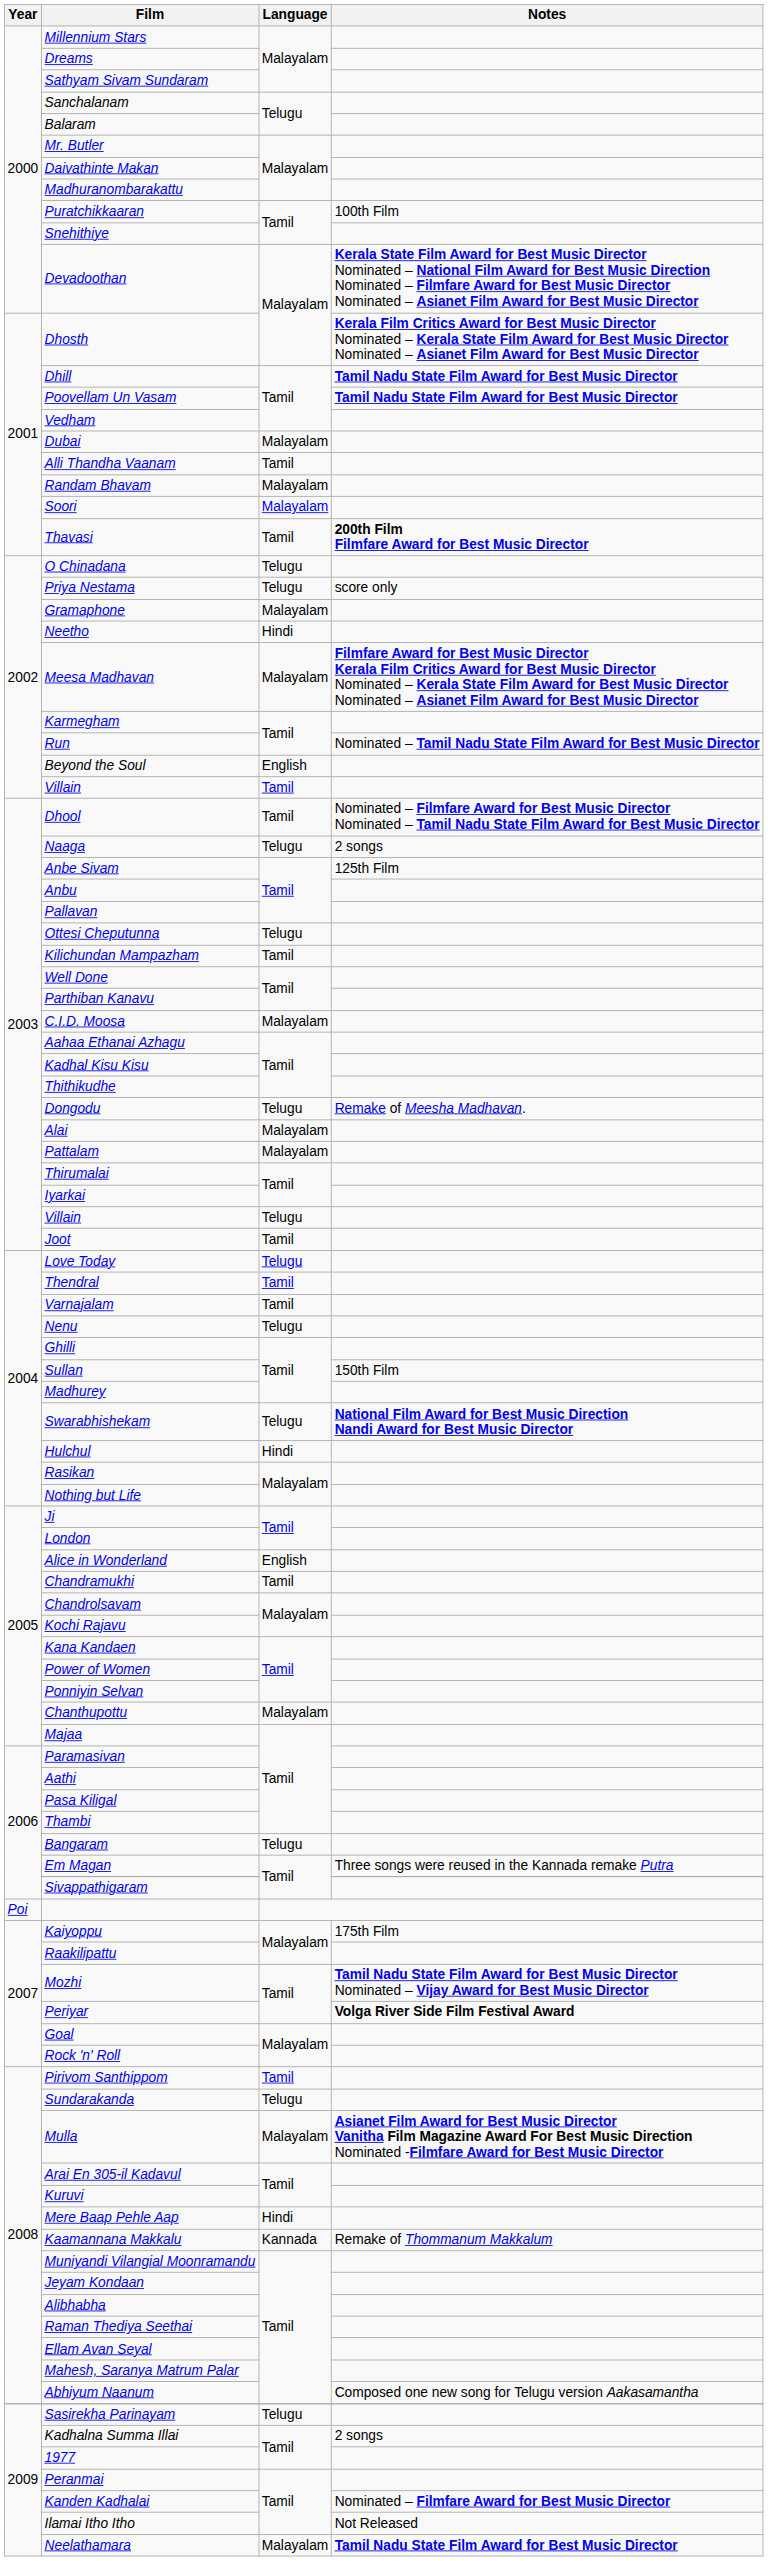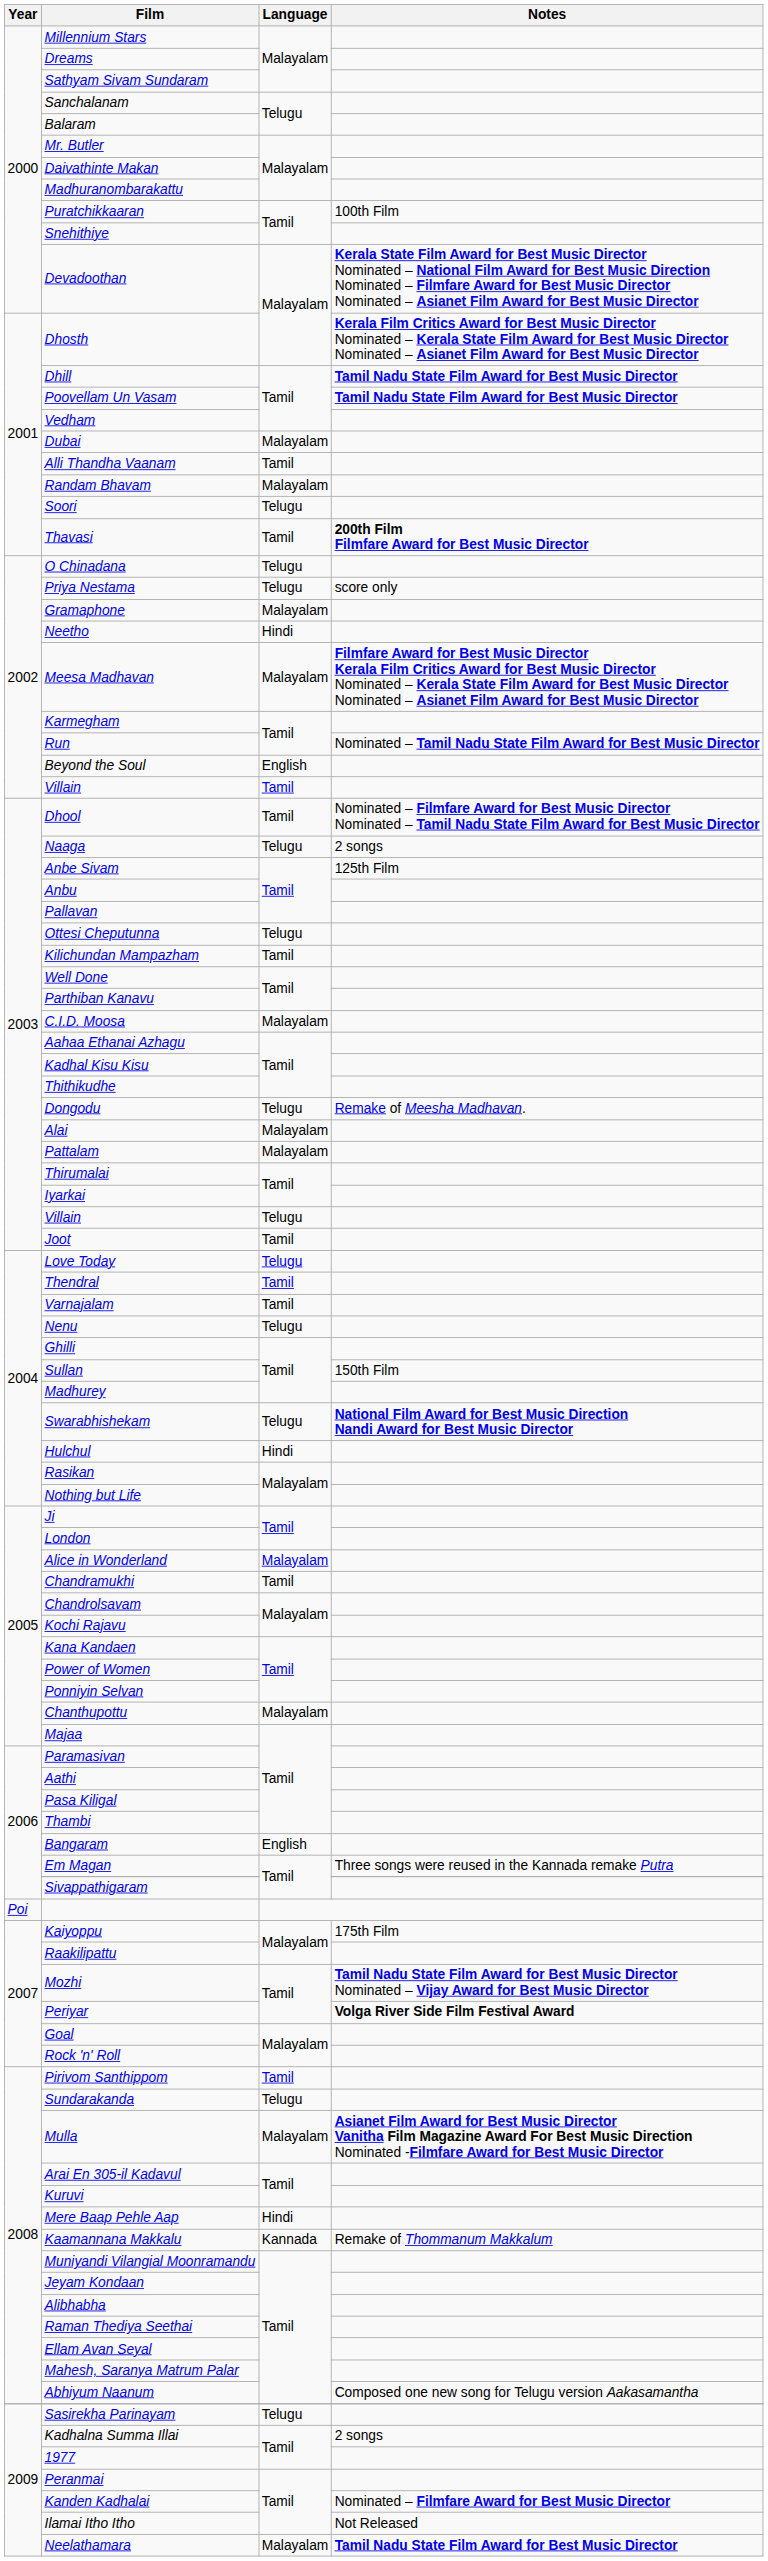(295, 507) Malayalam -> (282, 507) Telugu
(284, 1560) English -> (295, 1560) Malayalam
(282, 1844) Telugu -> (284, 1844) English
